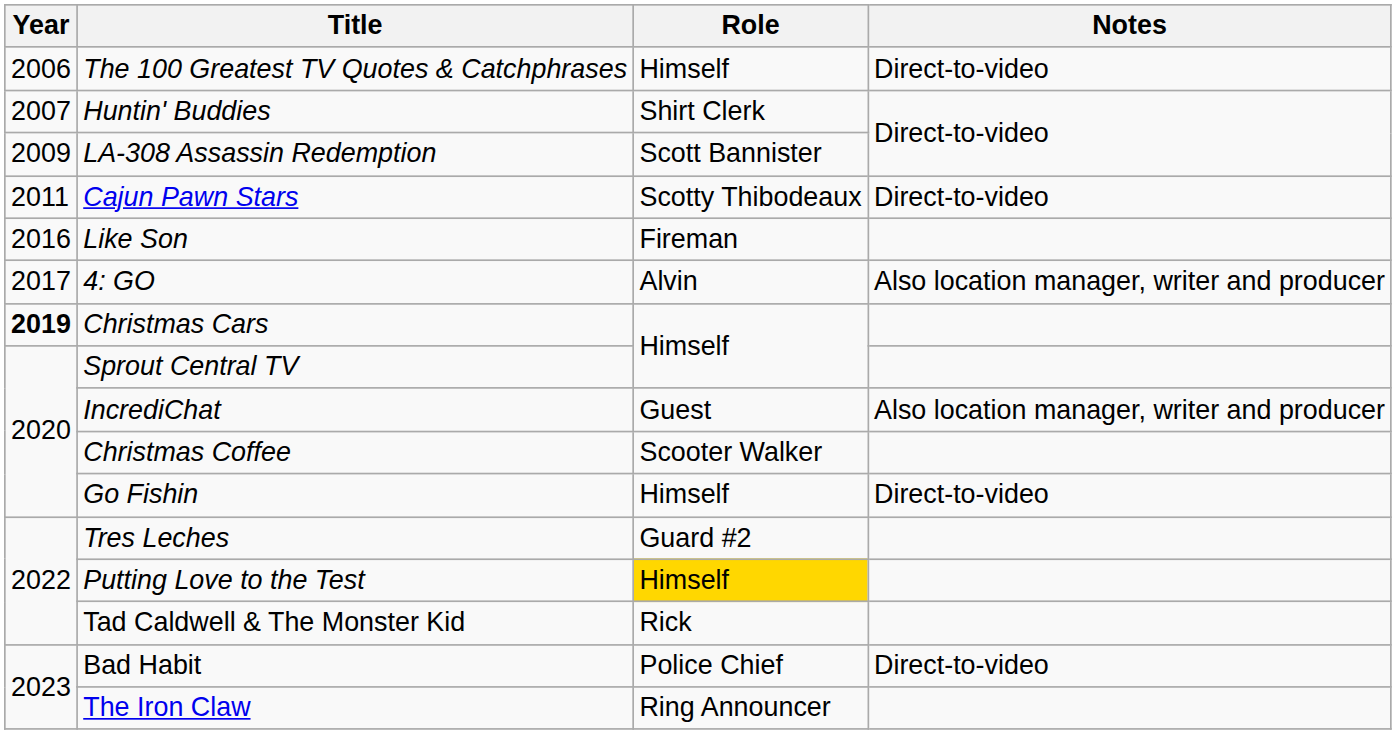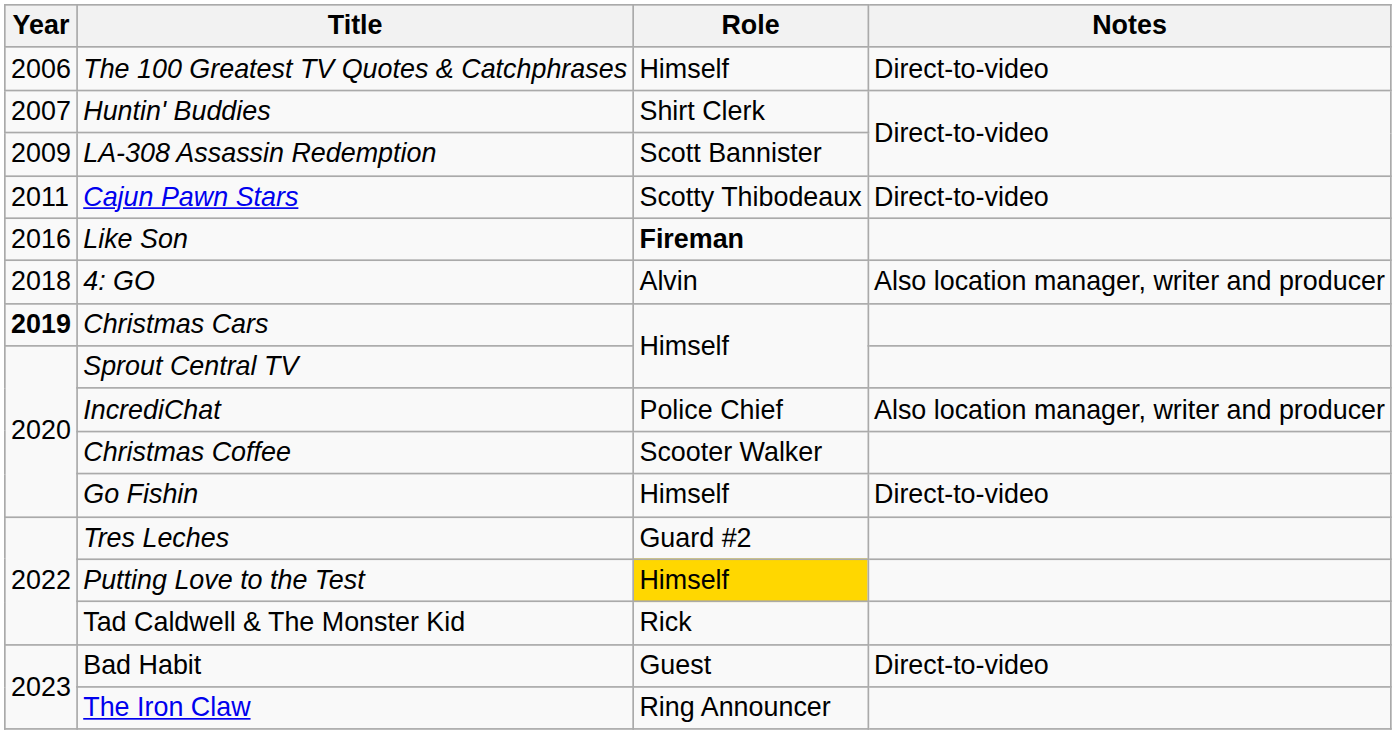(689, 238) normal -> (692, 238) bold
(41, 281) 2017 -> (41, 281) 2018
(675, 409) Guest -> (711, 409) Police Chief
(711, 665) Police Chief -> (675, 665) Guest
